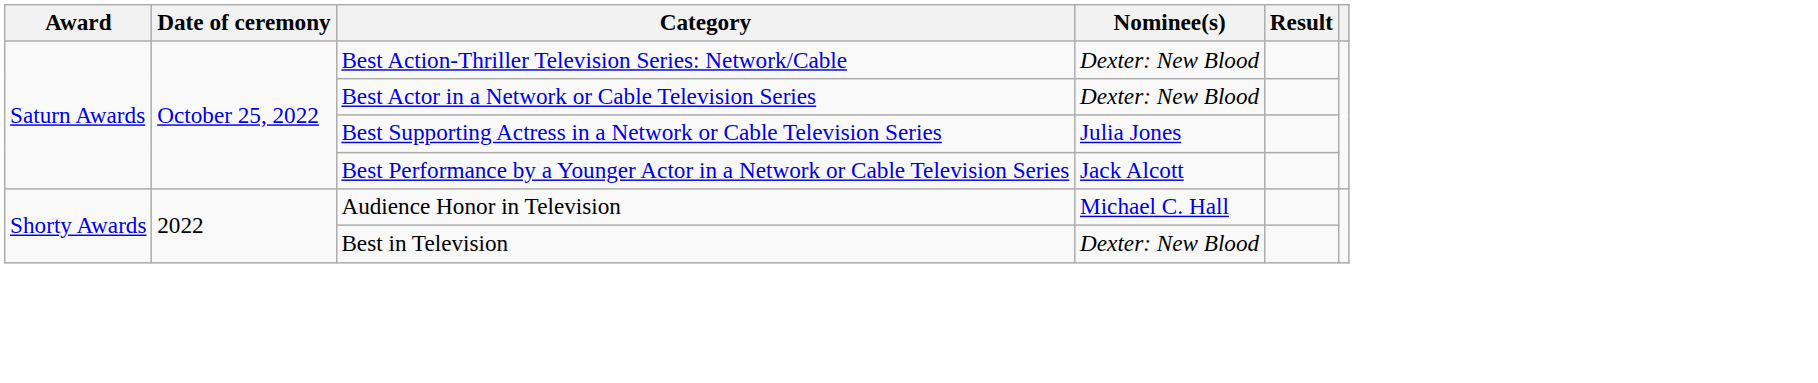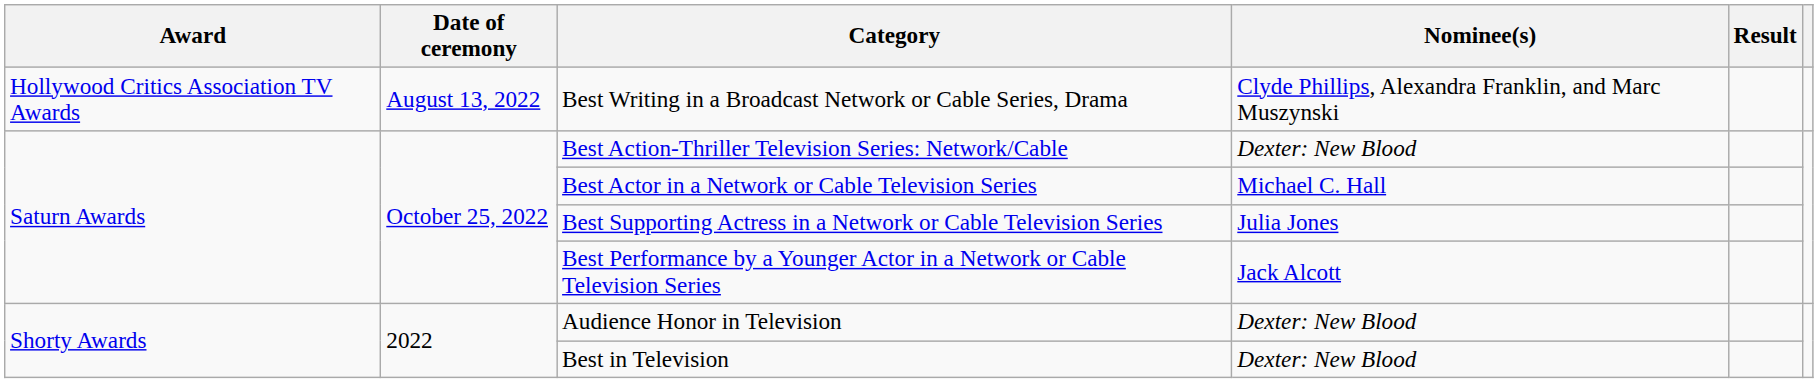+ row: (845, 98)
(1170, 96) Dexter: New Blood -> (1312, 185) Michael C. Hall
(1154, 206) Michael C. Hall -> (1327, 321) Dexter: New Blood
